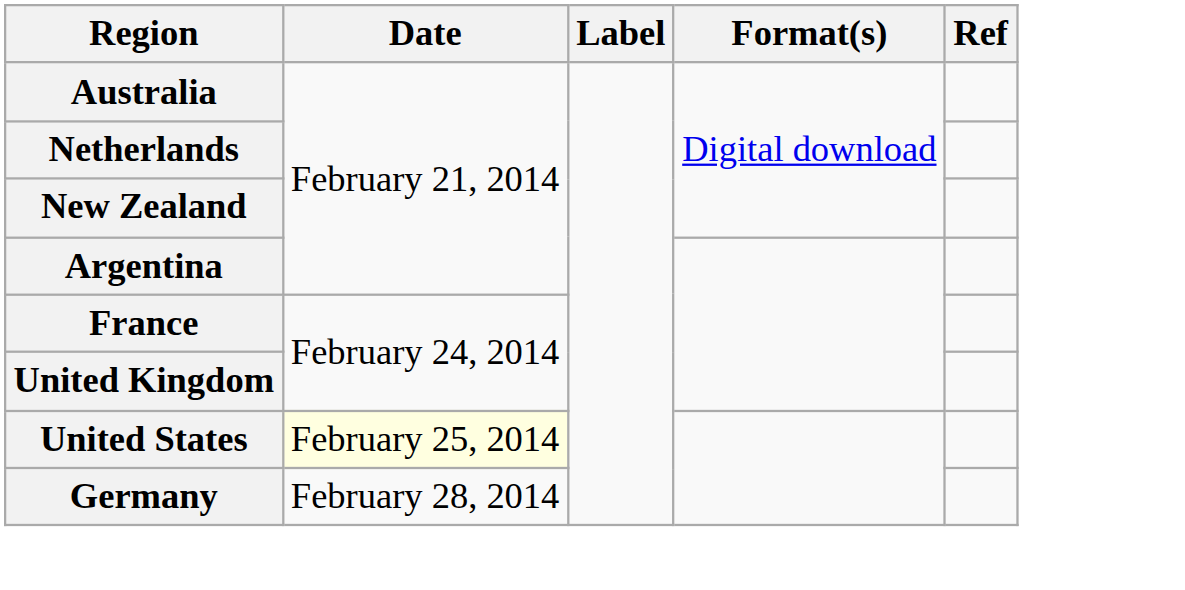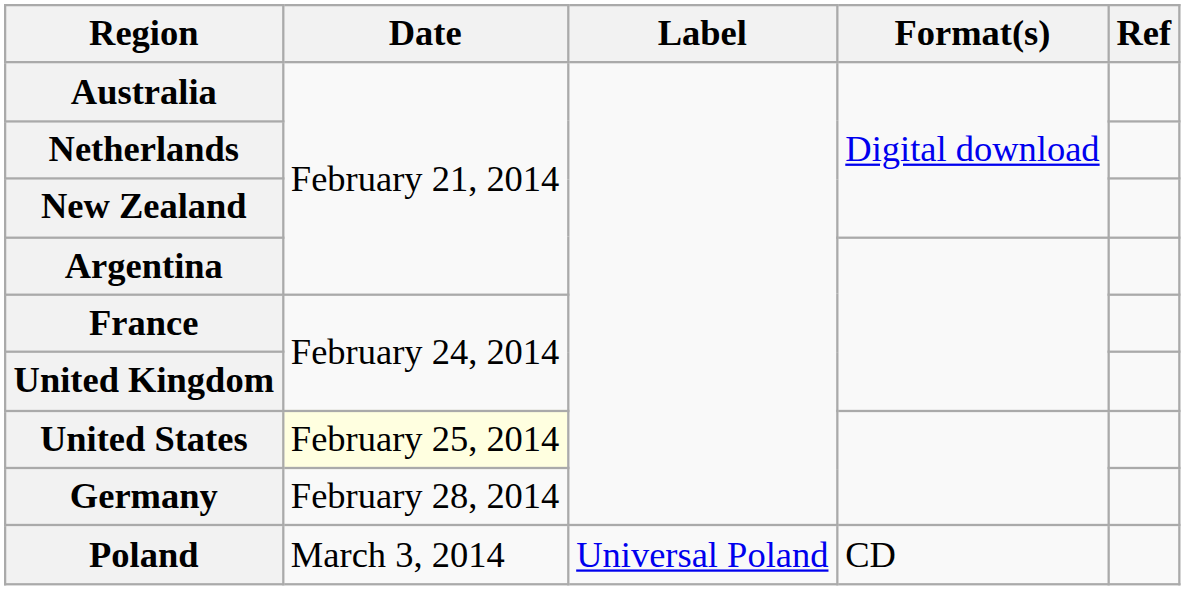+ row: (144, 554)
